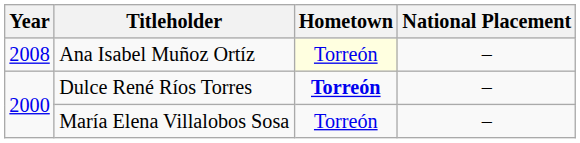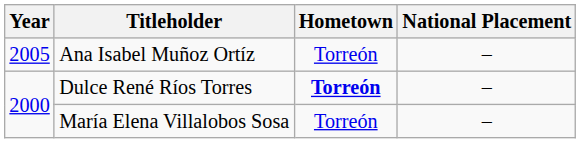(30, 54) 2008 -> (30, 54) 2005
(346, 54) lightyellow background -> (346, 54) no background
